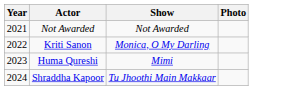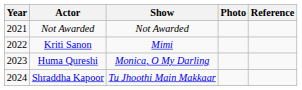+ column: (273, 12)
(162, 45) Monica, O My Darling -> (162, 45) Mimi
(162, 61) Mimi -> (162, 61) Monica, O My Darling
